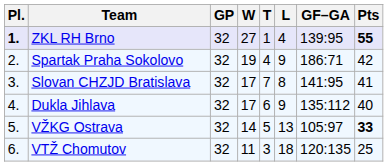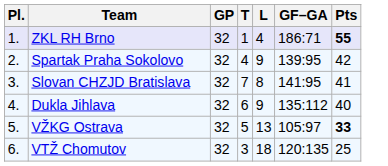- column: (249, 15)
(14, 37) bold -> (14, 37) normal
(322, 37) 139:95 -> (300, 37) 186:71
(322, 60) 186:71 -> (300, 60) 139:95
